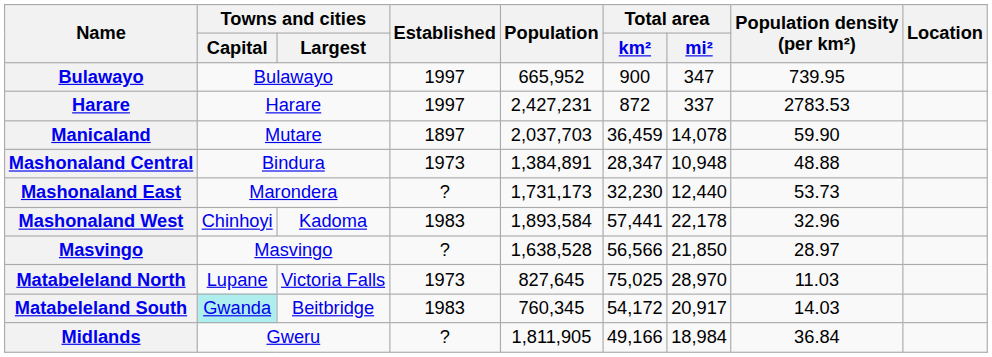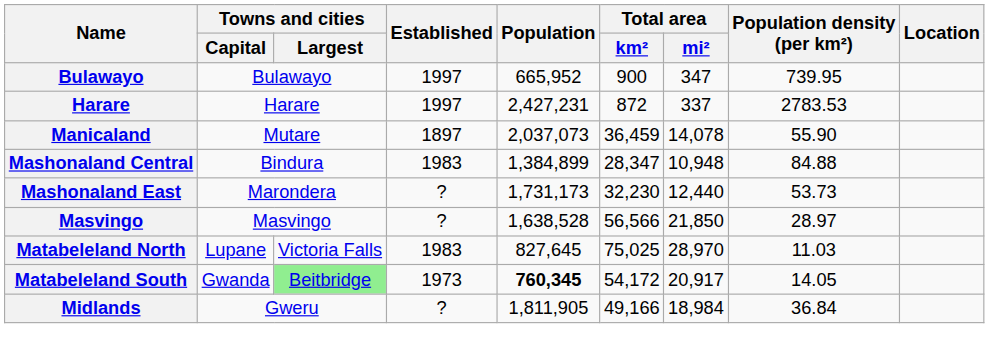(551, 134) 2,037,703 -> (548, 134) 2,037,073
(817, 134) 59.90 -> (814, 134) 55.90
(445, 163) 1973 -> (442, 163) 1983
(551, 163) 1,384,891 -> (548, 163) 1,384,899
(817, 163) 48.88 -> (814, 163) 84.88
- row: (101, 221)
(445, 279) 1973 -> (442, 250) 1983
(237, 308) paleturquoise background -> (236, 279) no background
(333, 308) no background -> (330, 279) lightgreen background
(445, 308) 1983 -> (442, 279) 1973
(551, 308) normal -> (548, 279) bold
(817, 308) 14.03 -> (814, 279) 14.05
